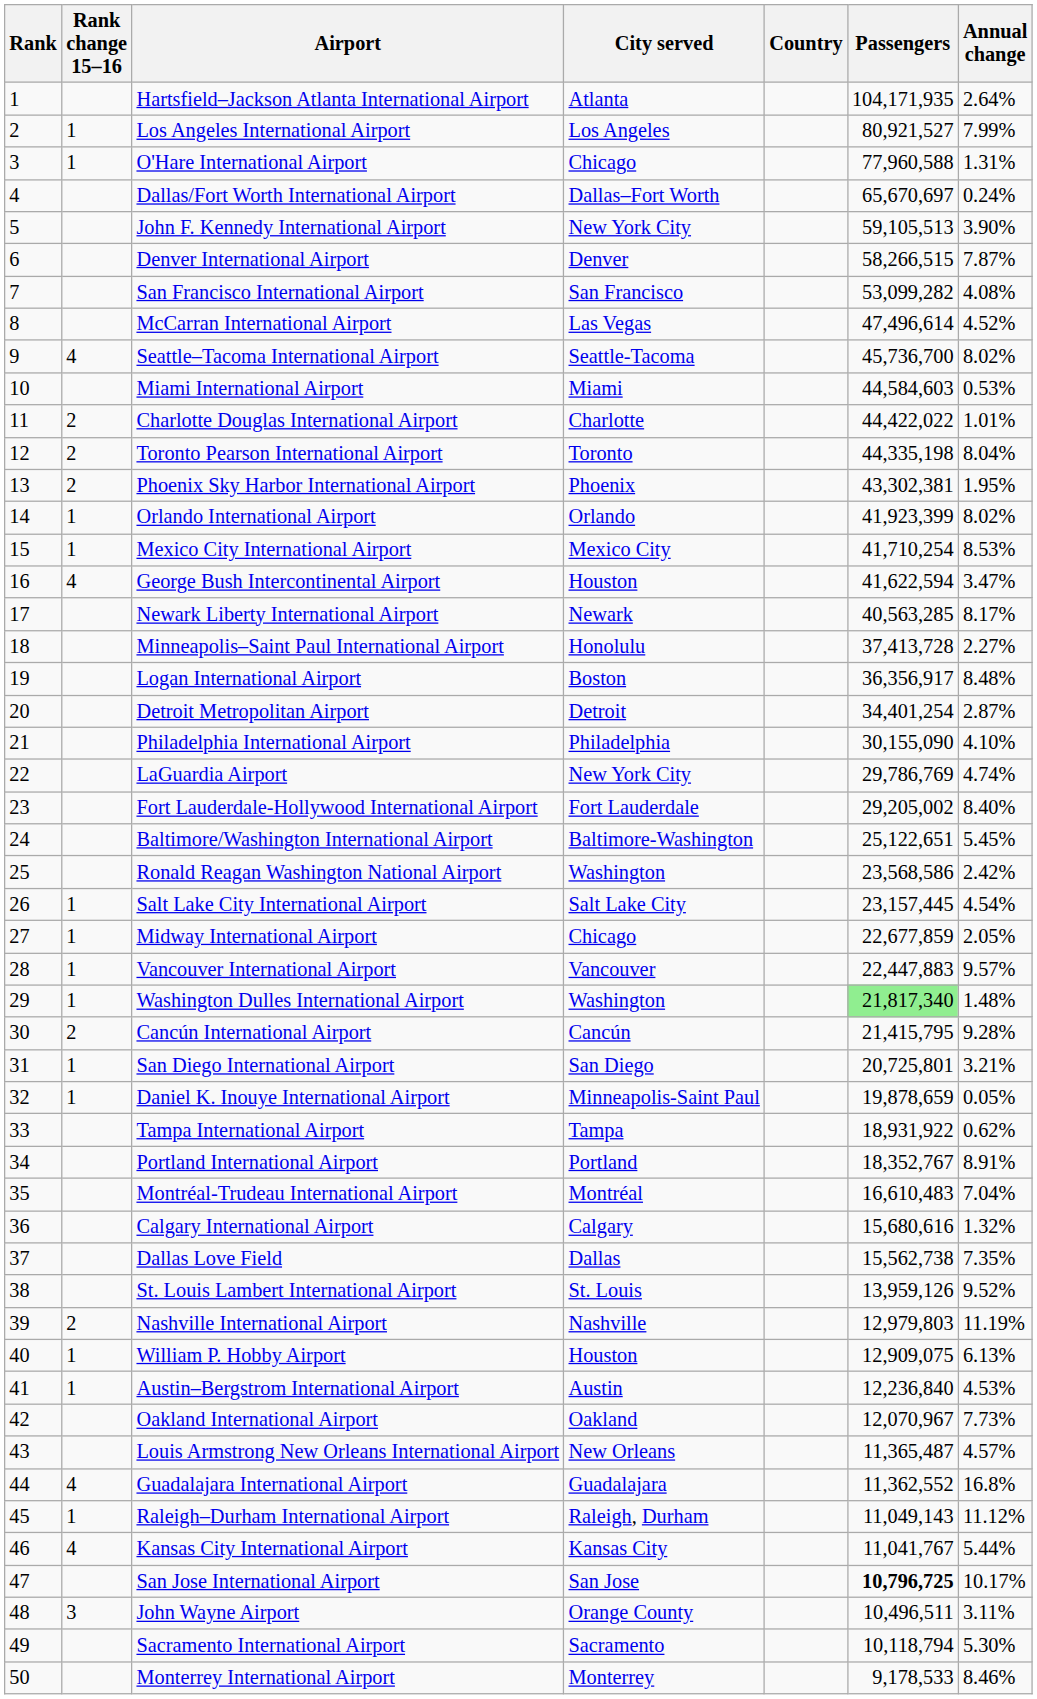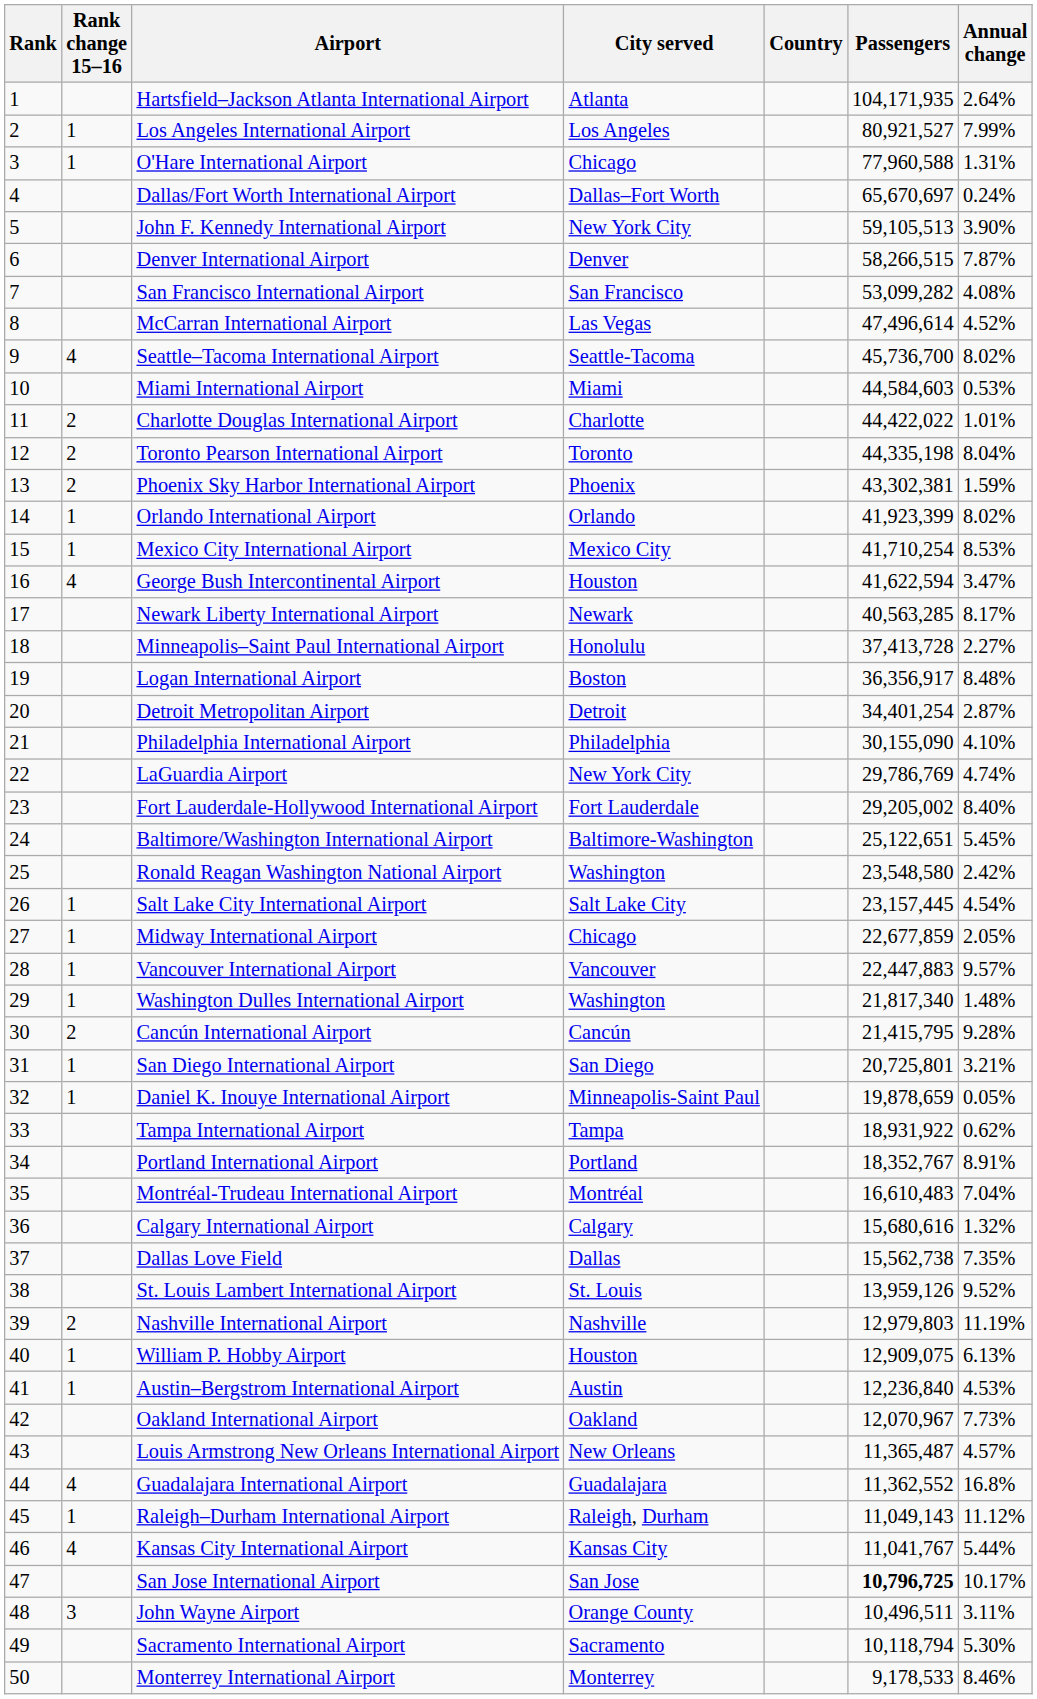(989, 485) 1.95% -> (989, 485) 1.59%
(908, 871) 23,568,586 -> (908, 871) 23,548,580
(908, 1000) lightgreen background -> (908, 1000) no background
